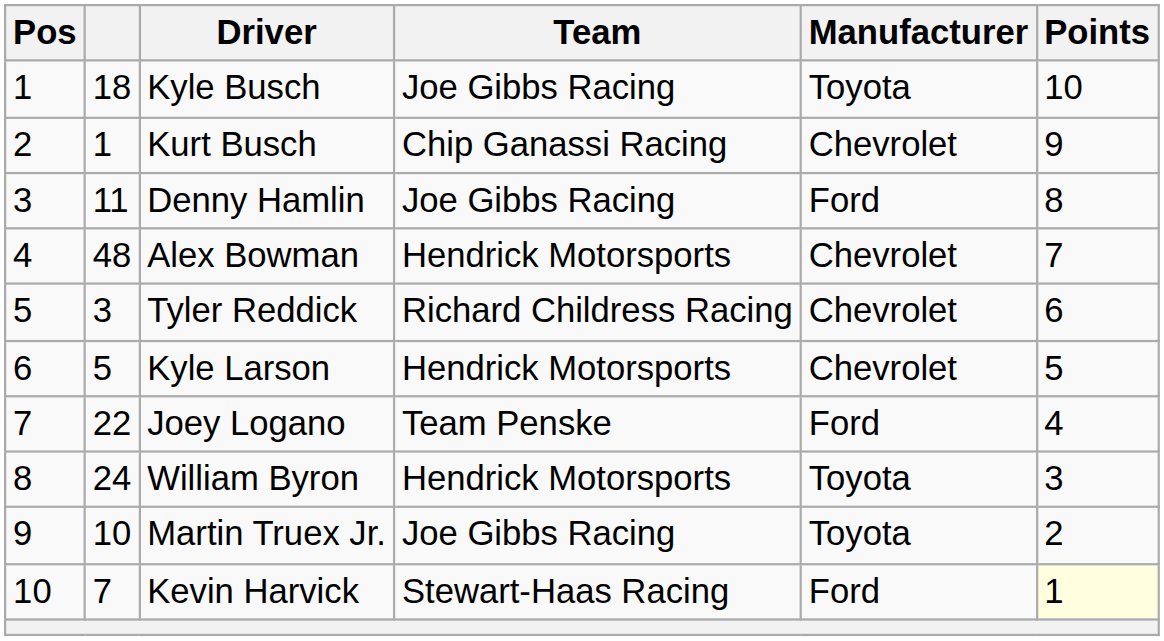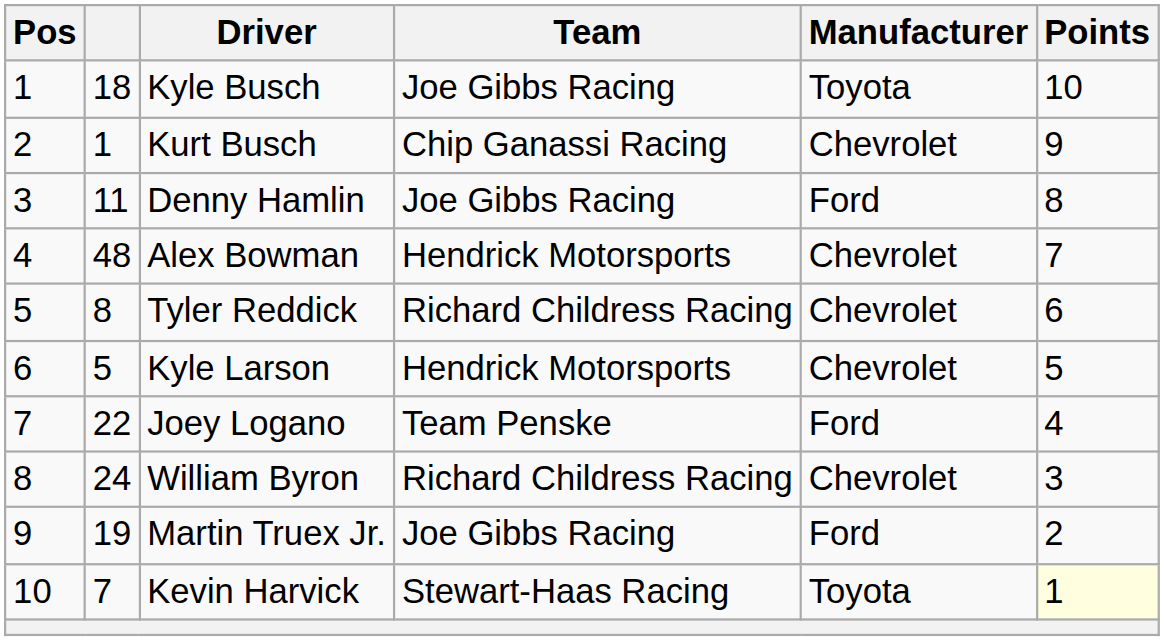(102, 311) 3 -> (102, 311) 8
(567, 478) Hendrick Motorsports -> (597, 478) Richard Childress Racing
(860, 478) Toyota -> (883, 478) Chevrolet
(112, 534) 10 -> (112, 534) 19
(860, 534) Toyota -> (844, 534) Ford
(844, 590) Ford -> (860, 590) Toyota
